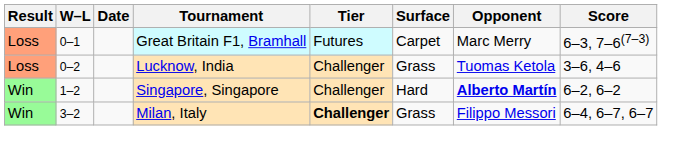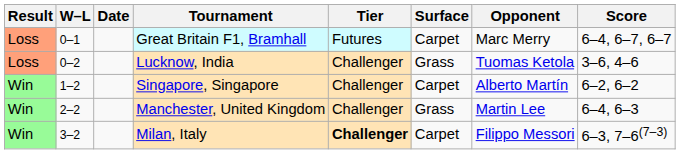(606, 41) 6–3, 7–6(7–3) -> (626, 39) 6–4, 6–7, 6–7
(412, 90) Hard -> (437, 86) Carpet
(507, 90) bold -> (522, 86) normal
+ row: (231, 109)
(416, 113) Grass -> (437, 134) Carpet
(608, 113) 6–4, 6–7, 6–7 -> (624, 134) 6–3, 7–6(7–3)
